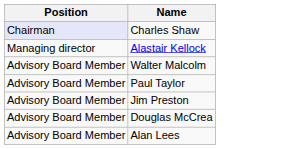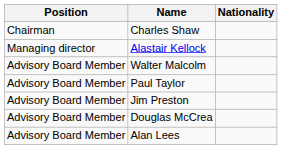+ column: (246, 13)
(31, 30) lavender background -> (31, 30) no background
